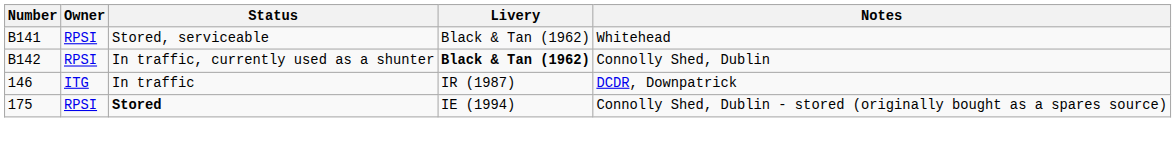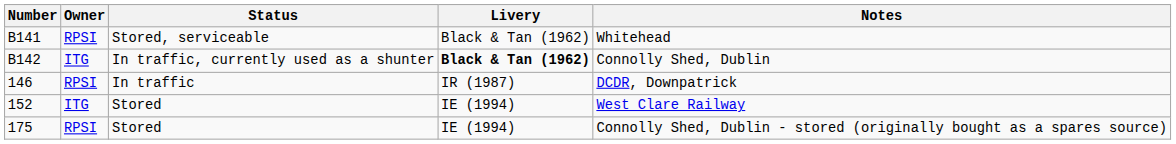(81, 61) RPSI -> (76, 61) ITG
(76, 83) ITG -> (81, 83) RPSI
+ row: (20, 106)
(137, 106) bold -> (137, 128) normal
